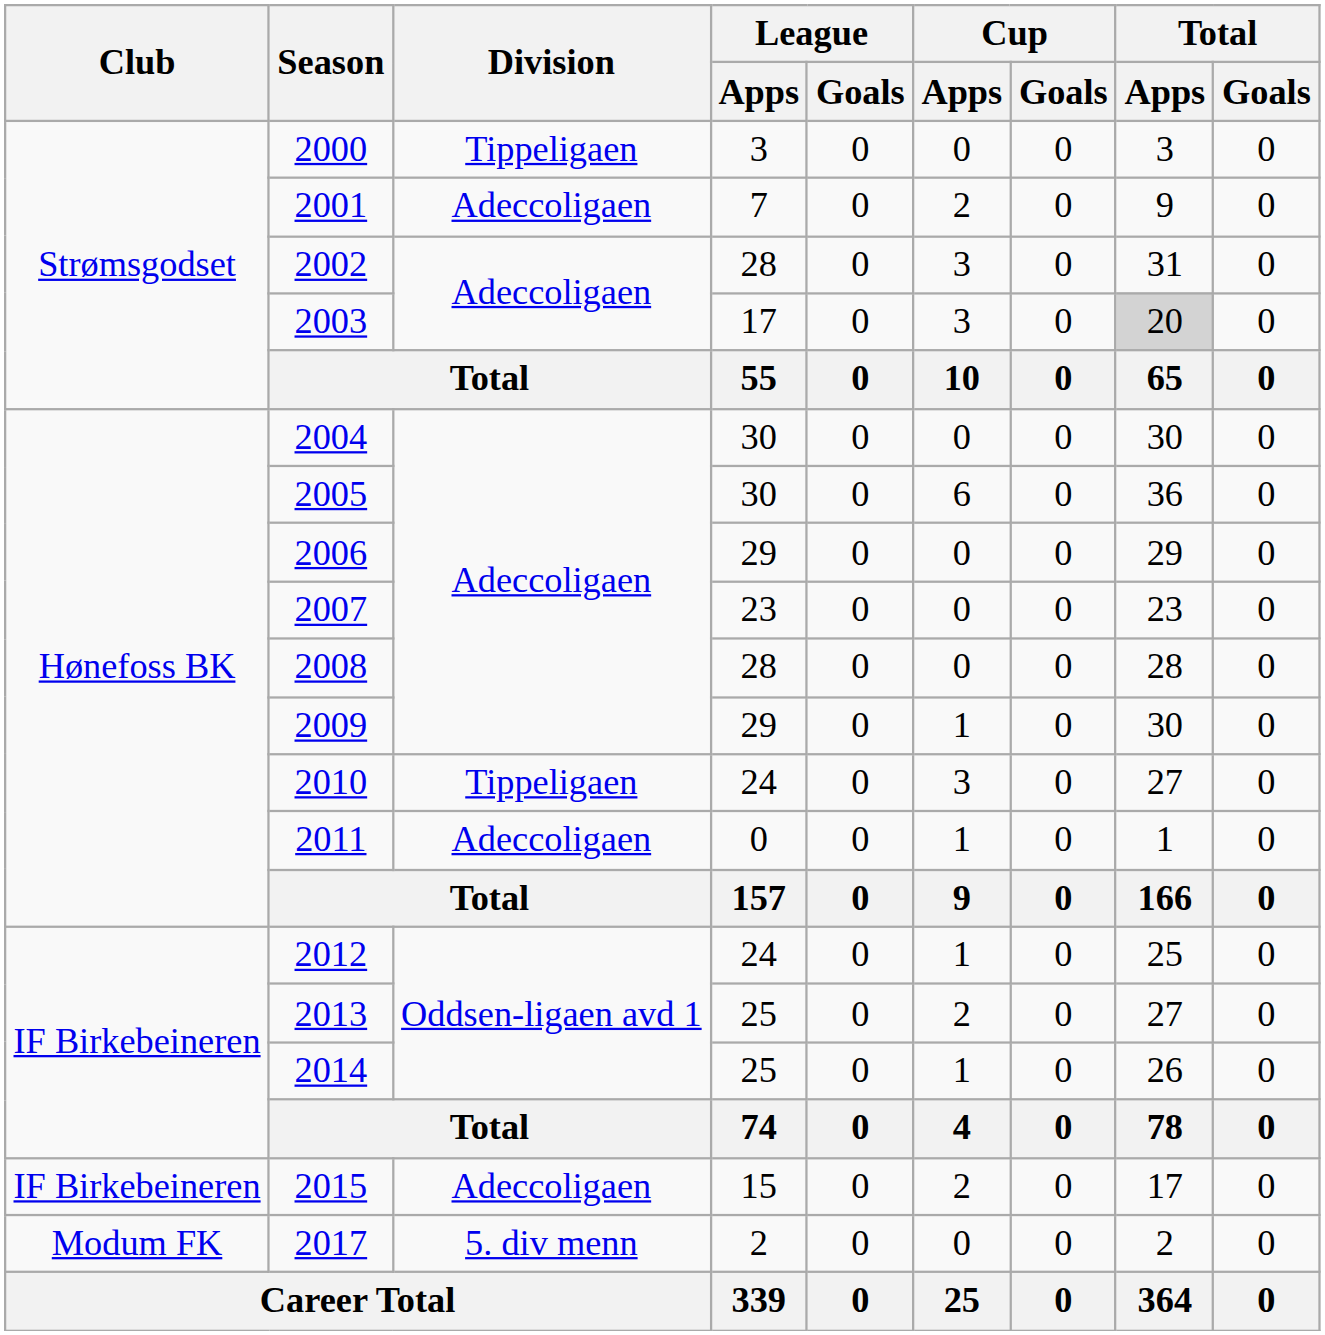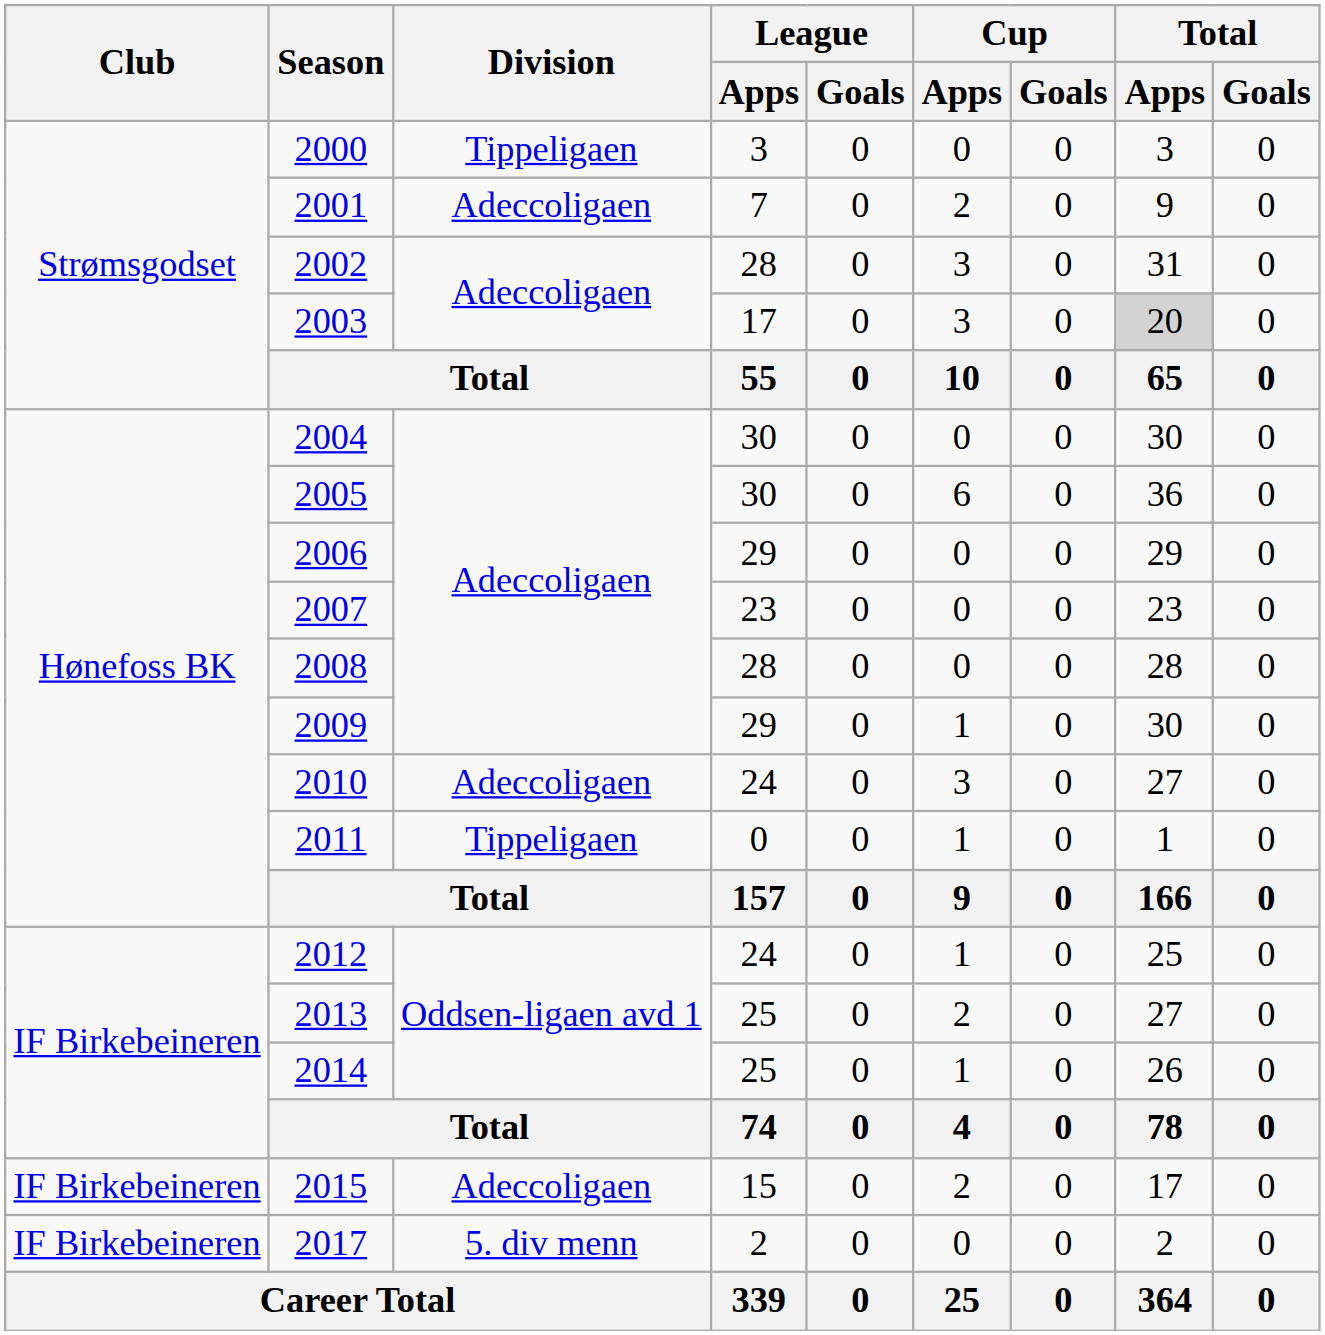(551, 782) Tippeligaen -> (551, 782) Adeccoligaen
(551, 839) Adeccoligaen -> (551, 839) Tippeligaen
(137, 1242) Modum FK -> (137, 1242) IF Birkebeineren
